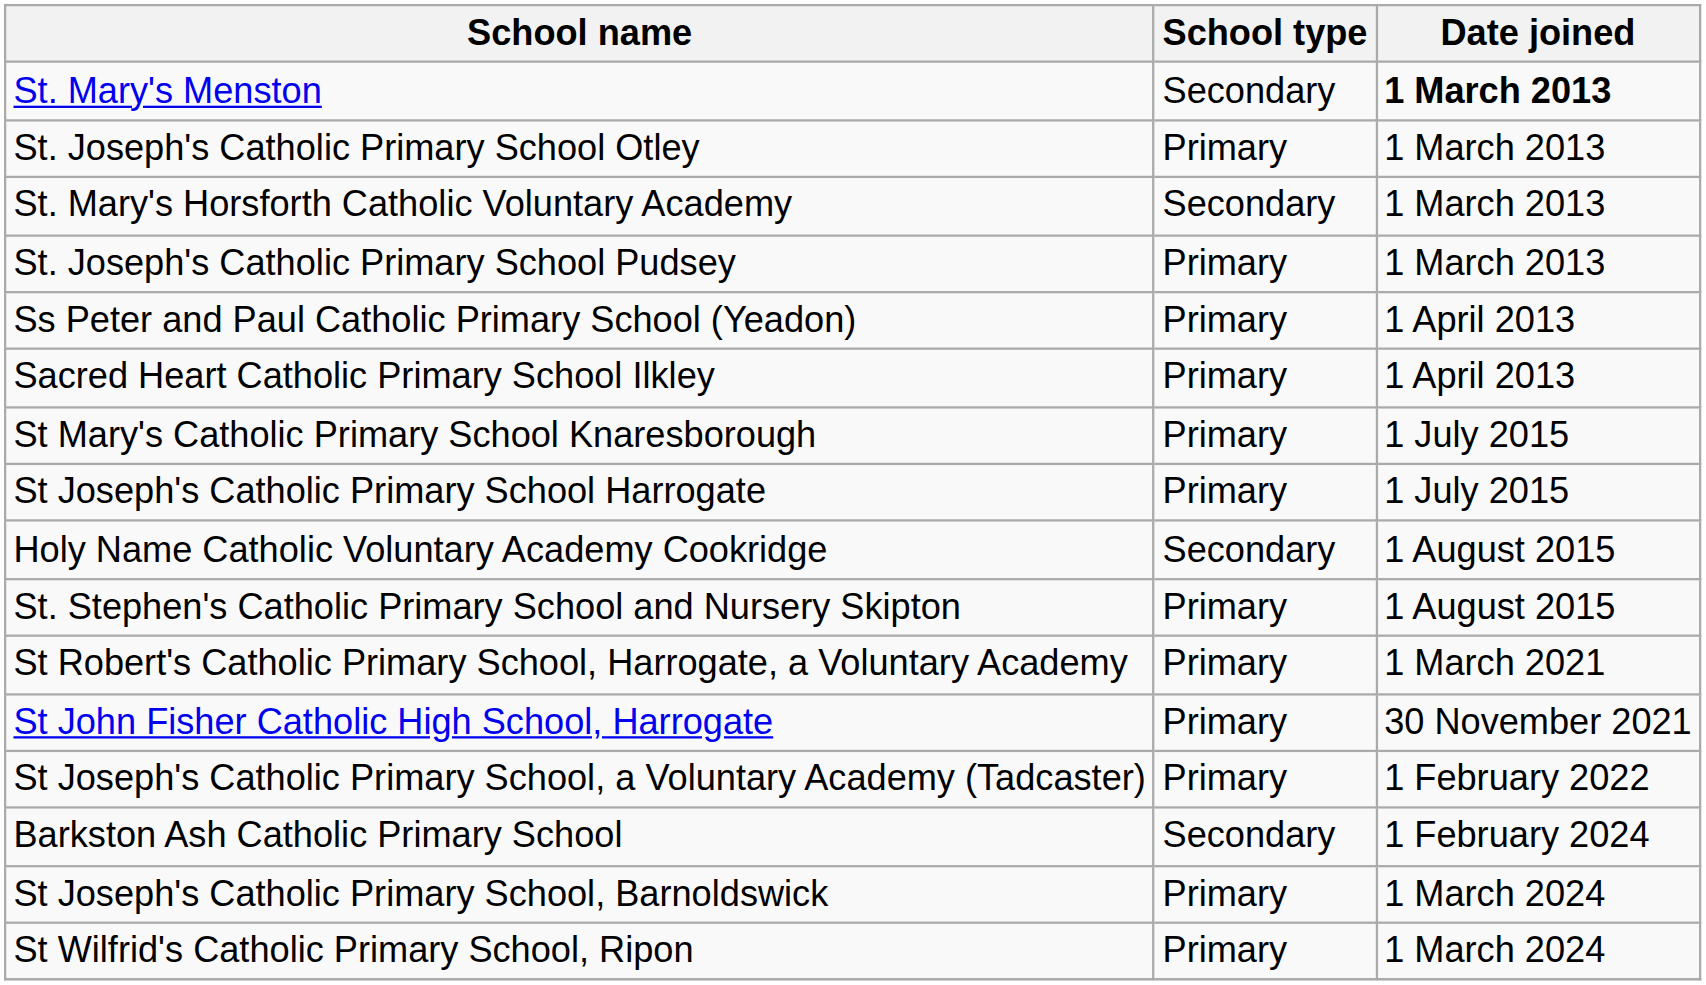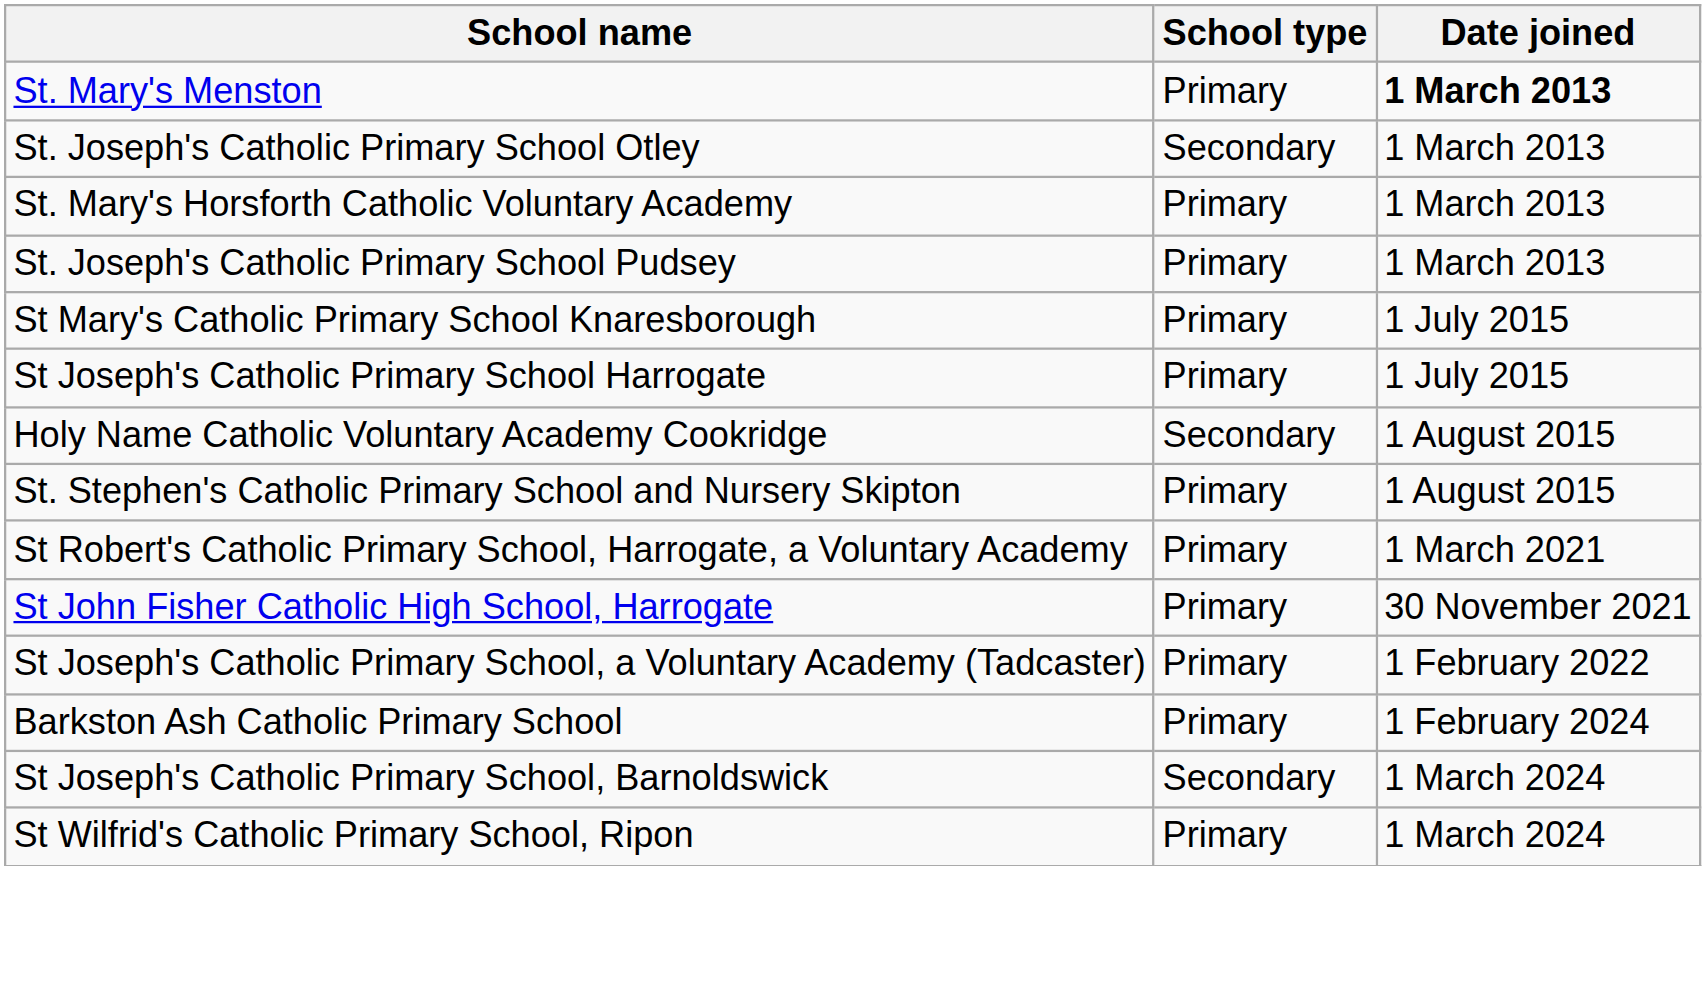(1249, 90) Secondary -> (1225, 90) Primary
(1225, 147) Primary -> (1249, 147) Secondary
(1249, 205) Secondary -> (1225, 205) Primary
- row: (435, 319)
- row: (364, 377)
(1249, 836) Secondary -> (1225, 721) Primary
(1225, 893) Primary -> (1249, 778) Secondary
